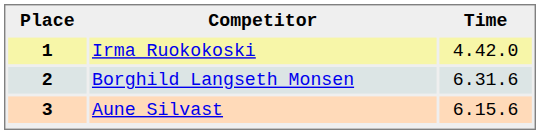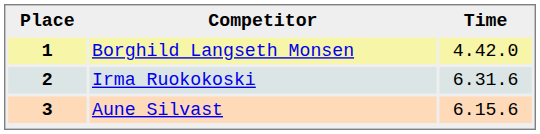(174, 51) Irma Ruokokoski -> (223, 51) Borghild Langseth Monsen
(223, 80) Borghild Langseth Monsen -> (174, 80) Irma Ruokokoski
